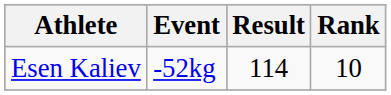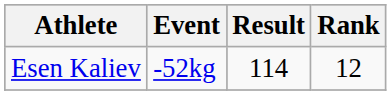(349, 68) 10 -> (349, 68) 12
